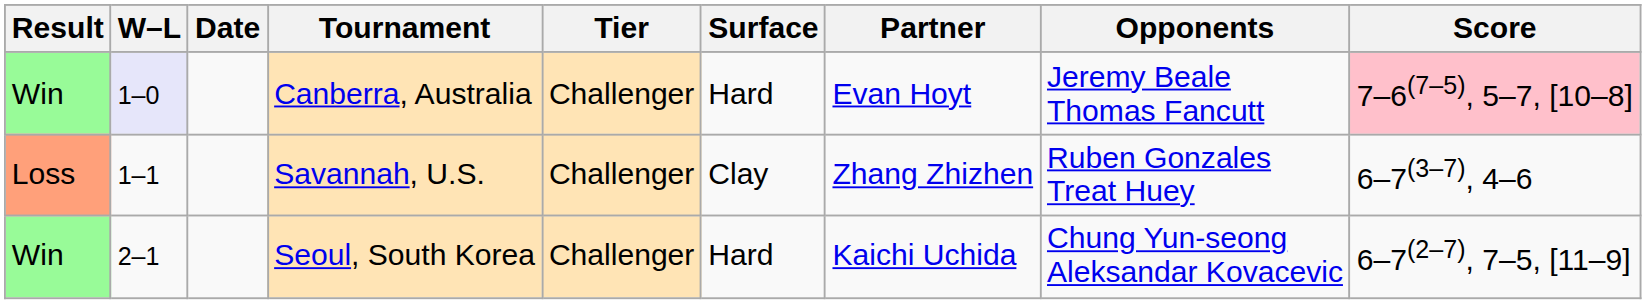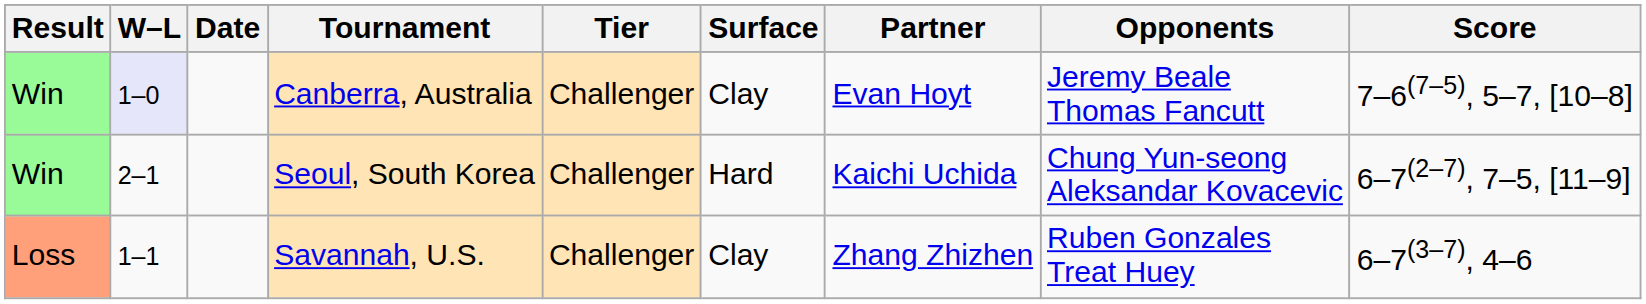(741, 92) Hard -> (738, 92) Clay
(1495, 92) pink background -> (1495, 92) no background
rows swapped: (379, 174) <-> (405, 256)
